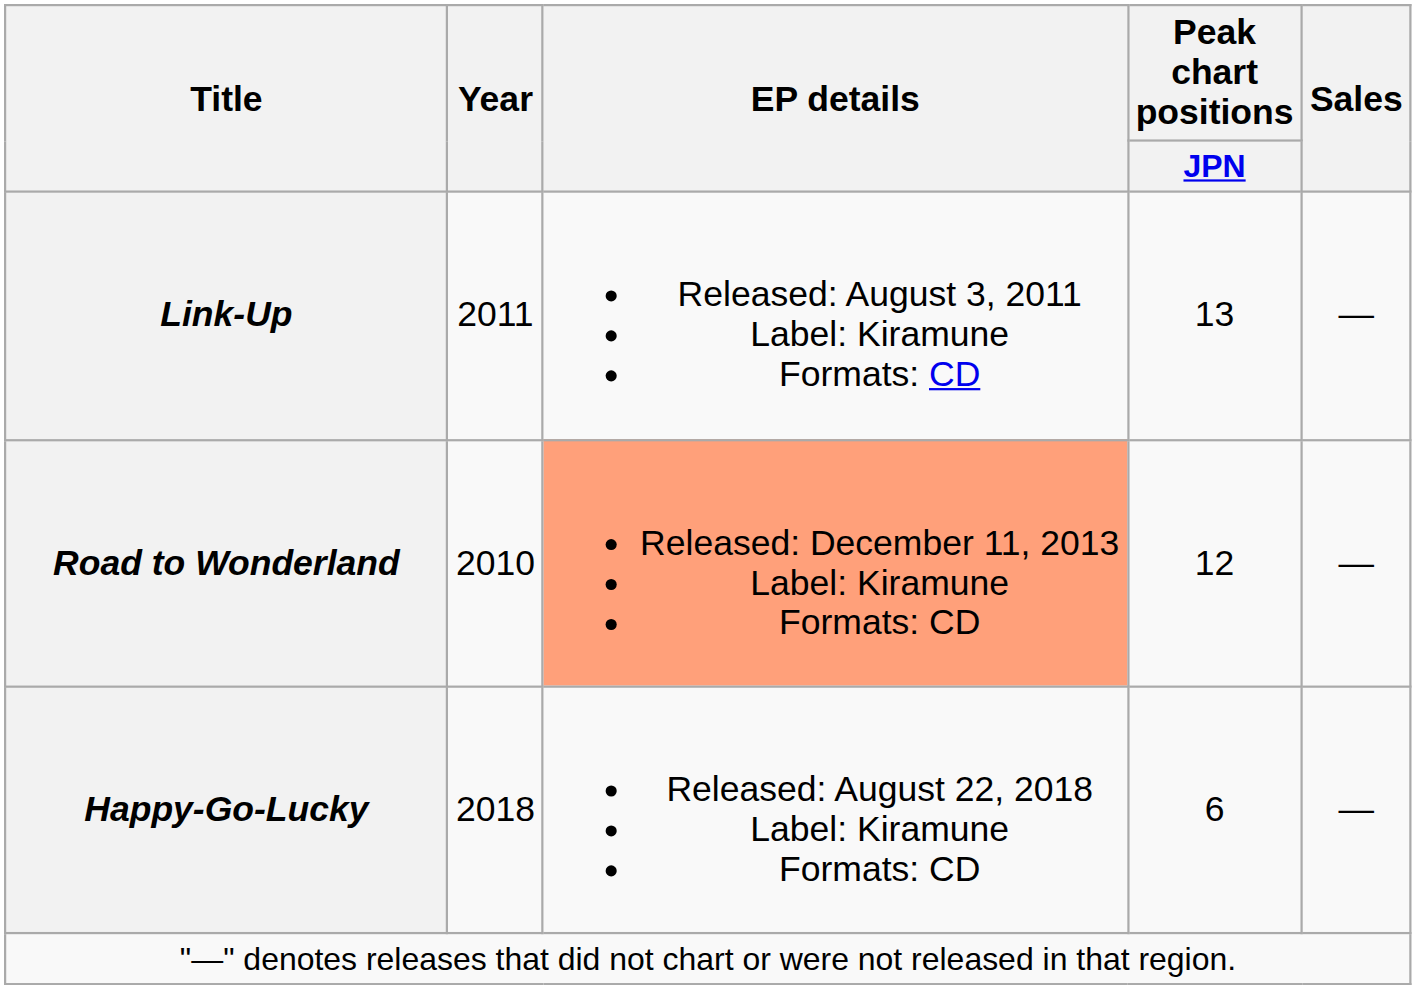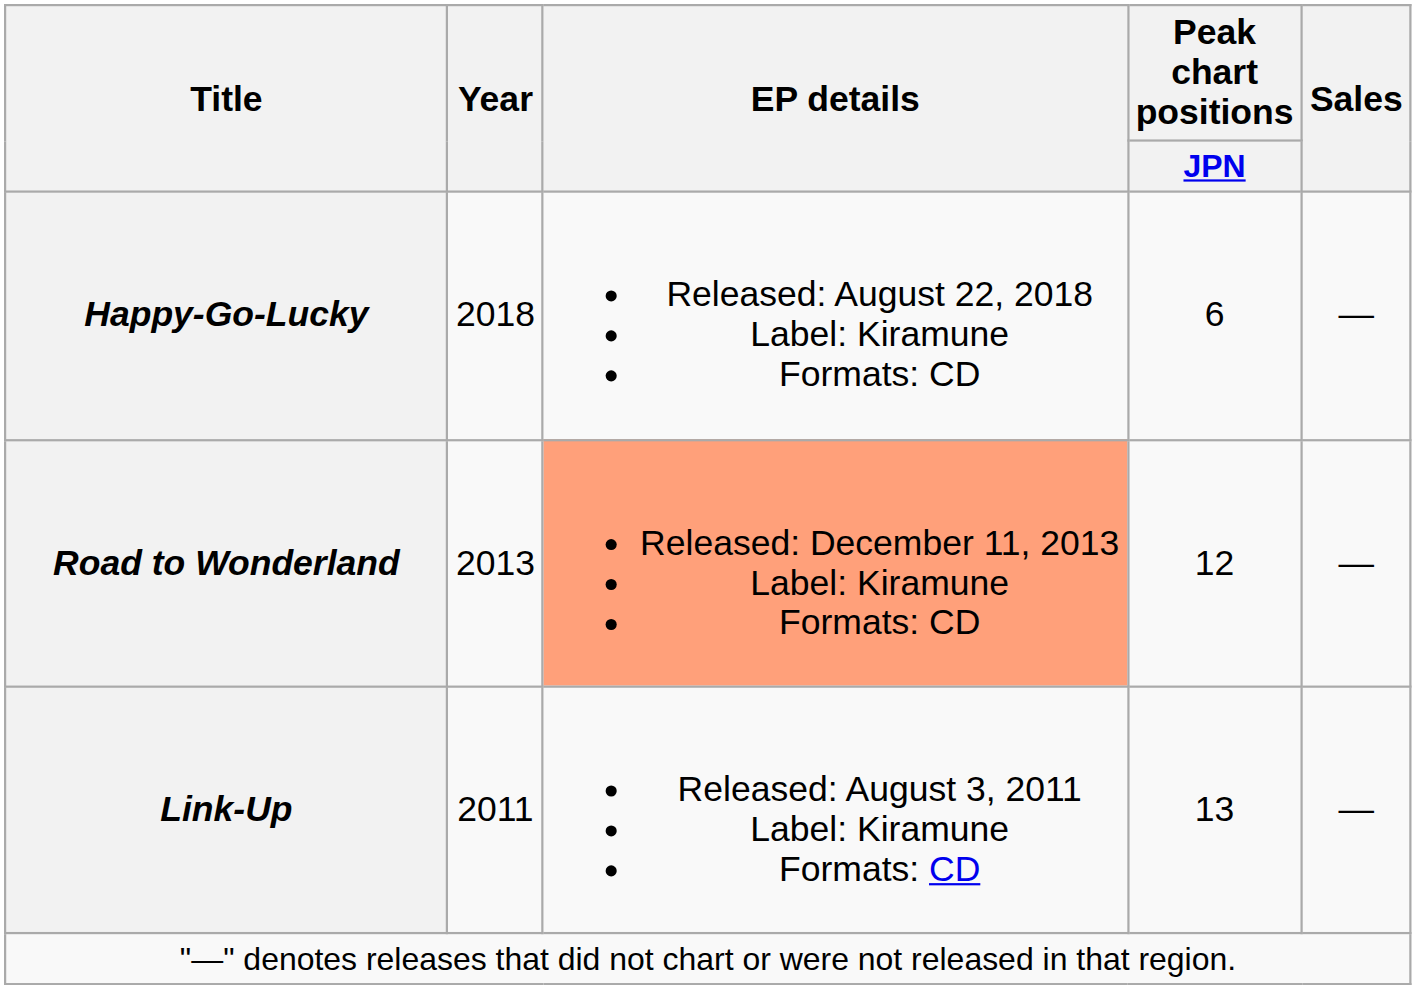rows swapped: (226, 314) <-> (226, 809)
(495, 562) 2010 -> (495, 562) 2013
